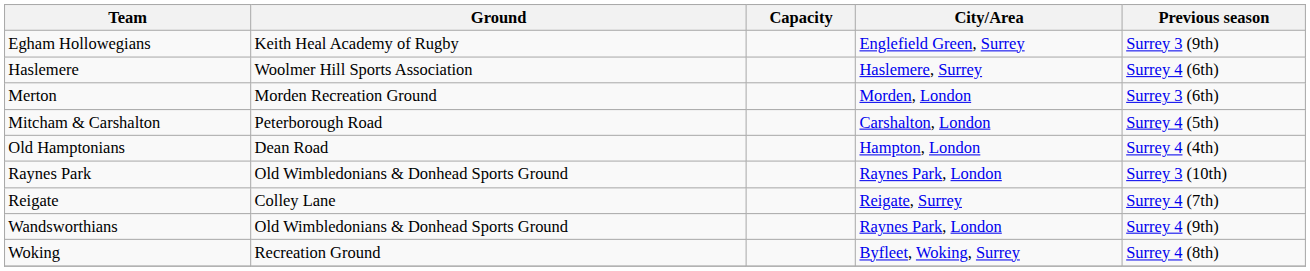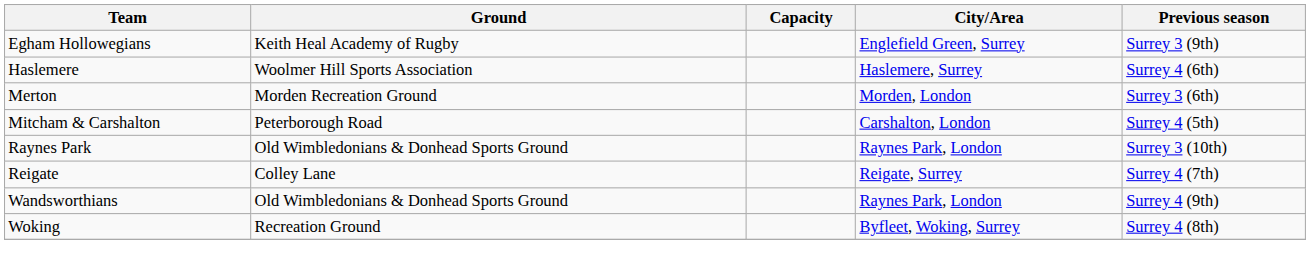- row: (67, 148)
